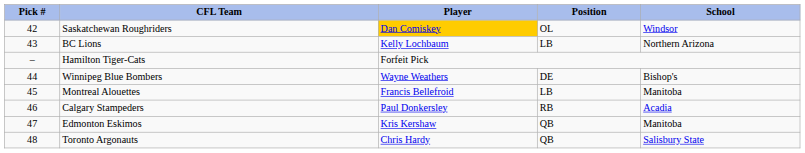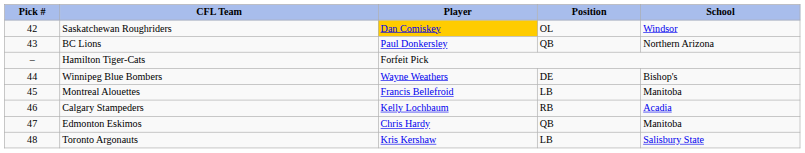(415, 44) Kelly Lochbaum -> (414, 44) Paul Donkersley
(546, 44) LB -> (547, 44) QB
(414, 108) Paul Donkersley -> (415, 108) Kelly Lochbaum
(408, 124) Kris Kershaw -> (405, 124) Chris Hardy
(405, 140) Chris Hardy -> (408, 140) Kris Kershaw
(547, 140) QB -> (546, 140) LB
